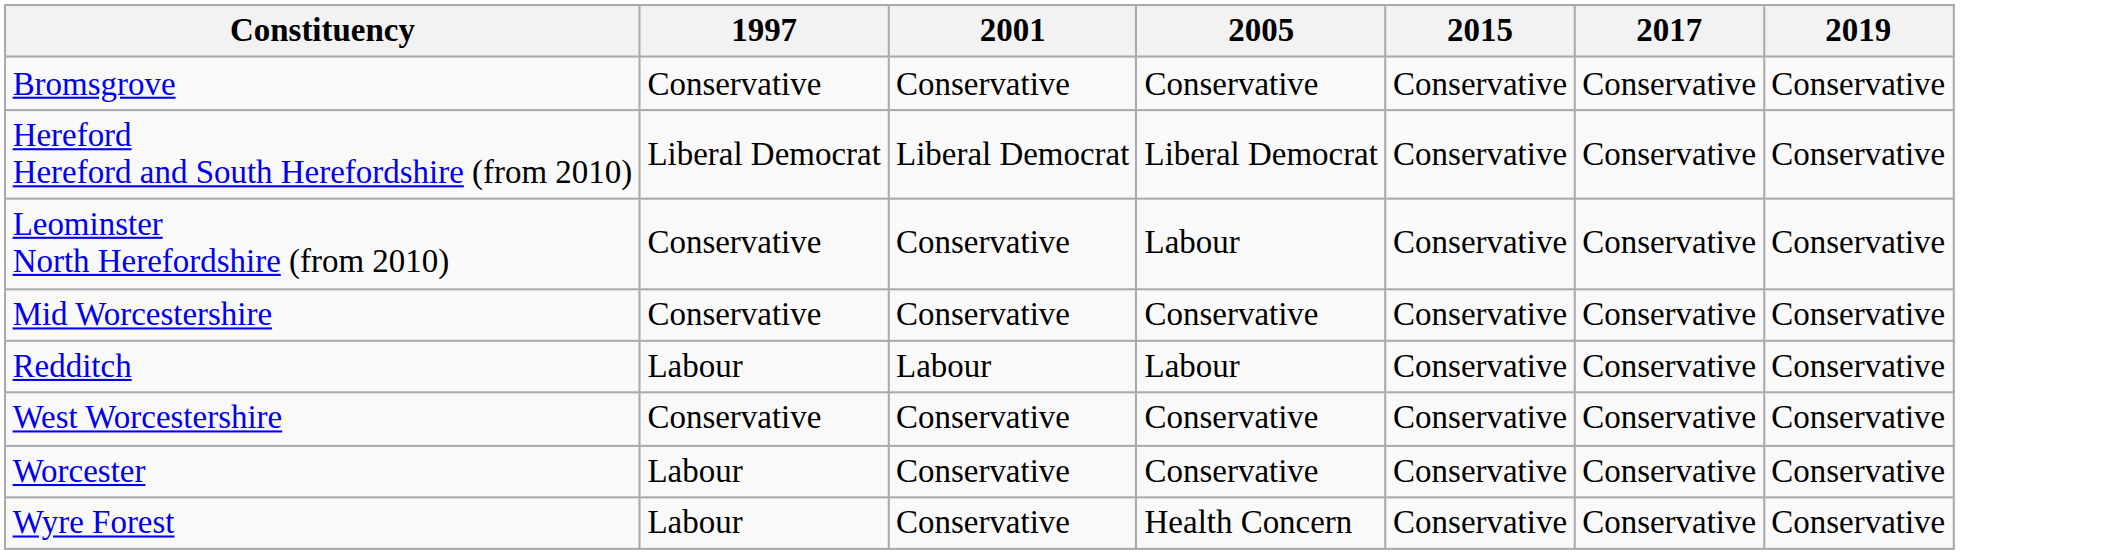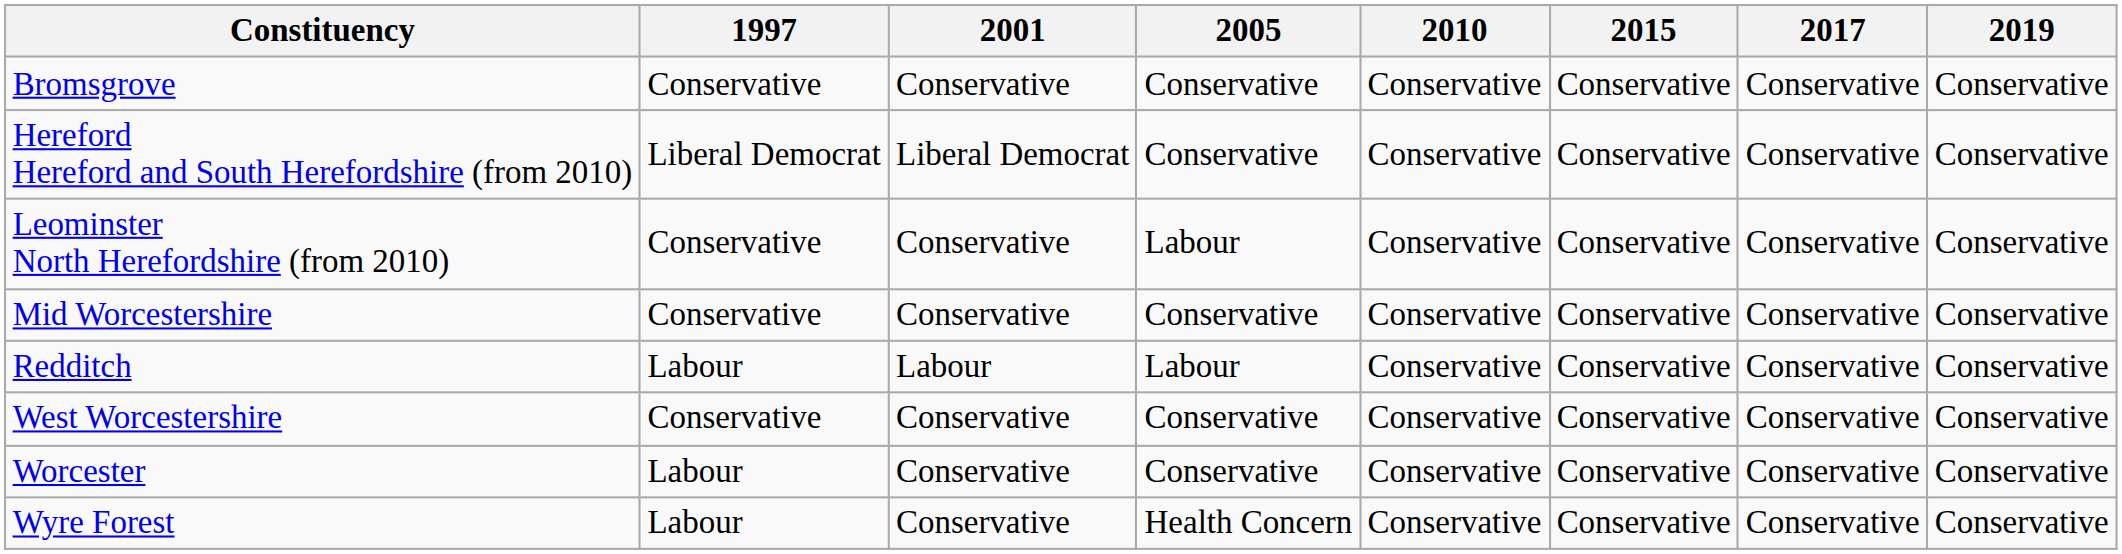+ column: (1454, 30)
(1261, 153) Liberal Democrat -> (1232, 153) Conservative
